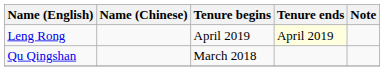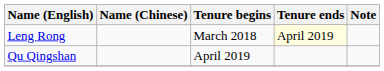(222, 35) April 2019 -> (225, 35) March 2018
(225, 55) March 2018 -> (222, 55) April 2019
